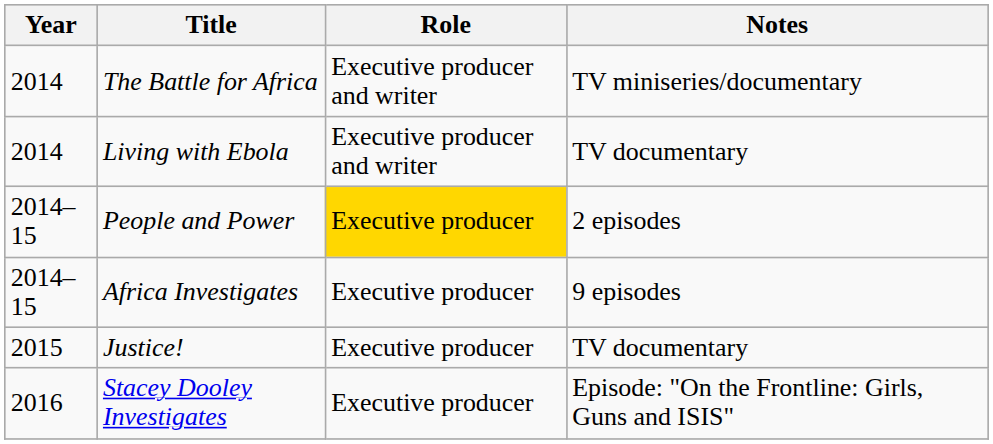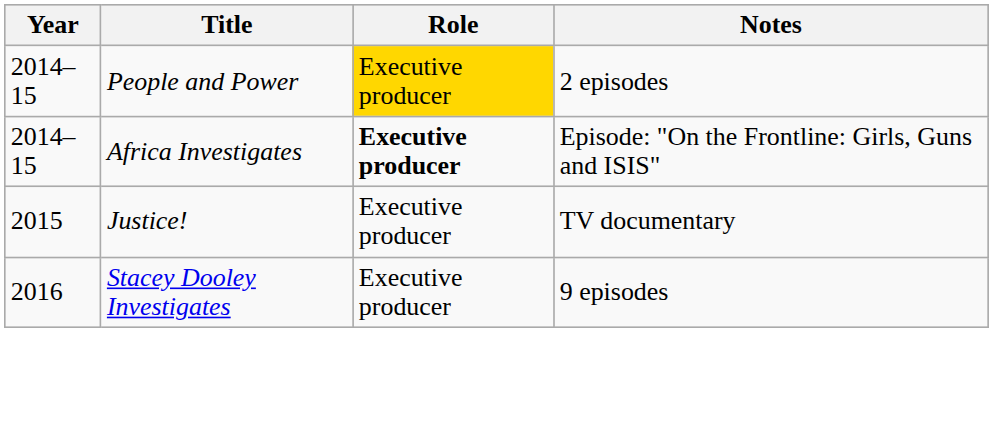- row: (210, 80)
- row: (196, 151)
(432, 291) normal -> (413, 151) bold
(627, 291) 9 episodes -> (766, 151) Episode: "On the Frontline: Girls, Guns and ISIS"
(748, 402) Episode: "On the Frontline: Girls, Guns and ISIS" -> (614, 291) 9 episodes
